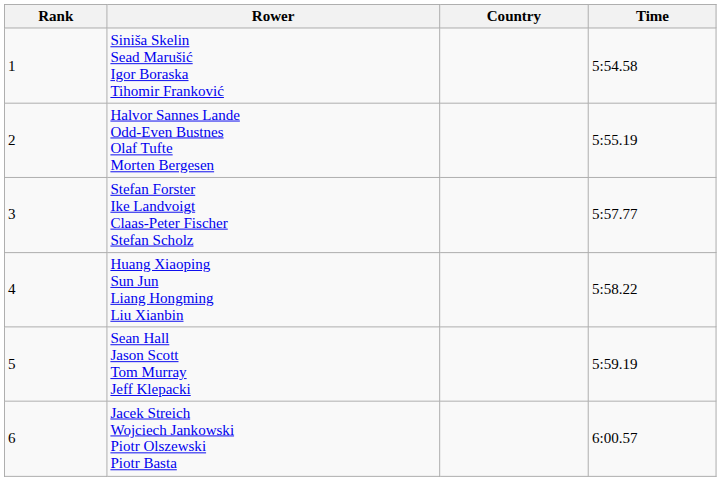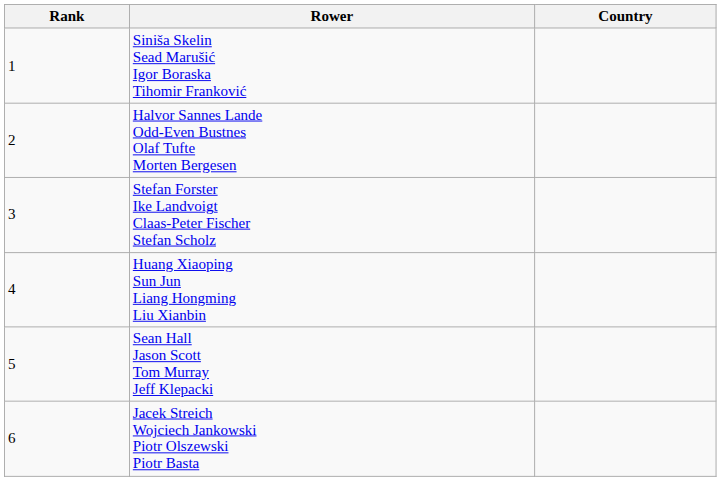- column: (652, 16)
